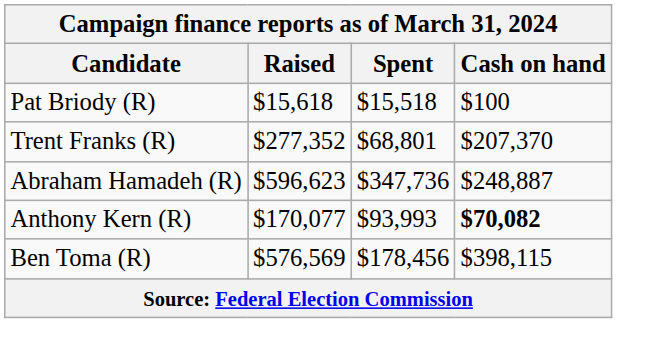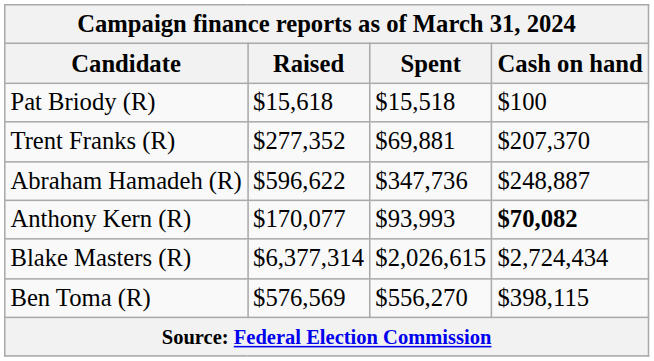(397, 141) $68,801 -> (415, 141) $69,881
(299, 180) $596,623 -> (299, 180) $596,622
+ row: (101, 258)
(403, 258) $178,456 -> (422, 297) $556,270
